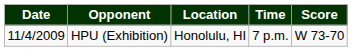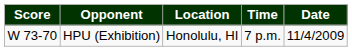columns swapped: (36, 14) <-> (319, 14)
